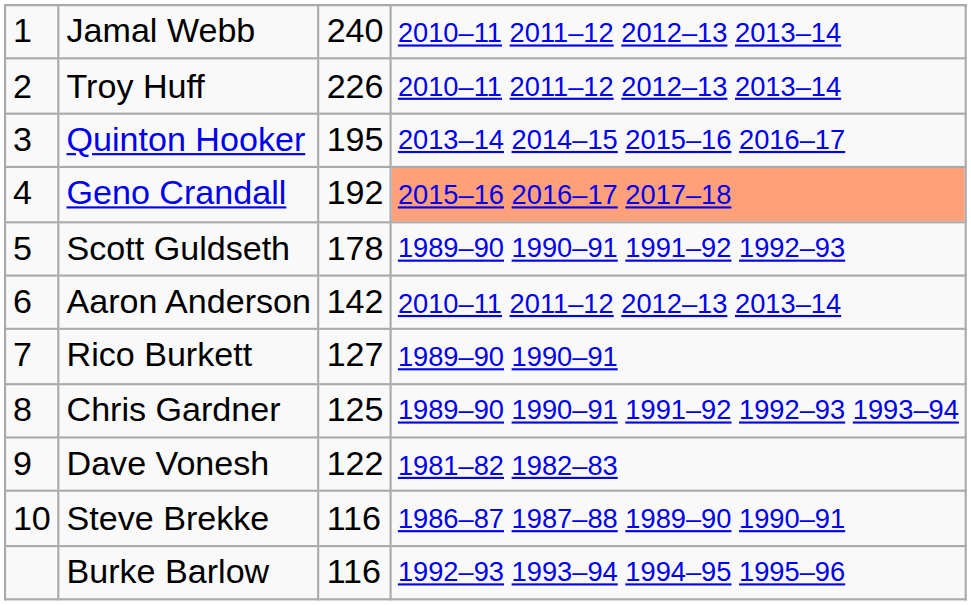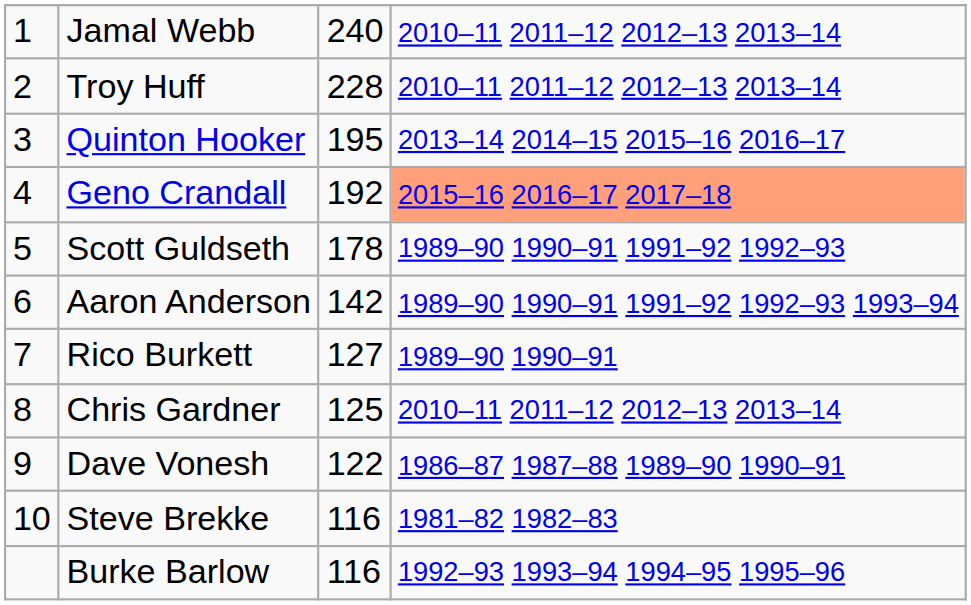(355, 85) 226 -> (355, 85) 228
(620, 302) 2010–11 2011–12 2012–13 2013–14 -> (678, 302) 1989–90 1990–91 1991–92 1992–93 1993–94
(678, 410) 1989–90 1990–91 1991–92 1992–93 1993–94 -> (620, 410) 2010–11 2011–12 2012–13 2013–14
(508, 464) 1981–82 1982–83 -> (622, 464) 1986–87 1987–88 1989–90 1990–91
(622, 519) 1986–87 1987–88 1989–90 1990–91 -> (508, 519) 1981–82 1982–83
